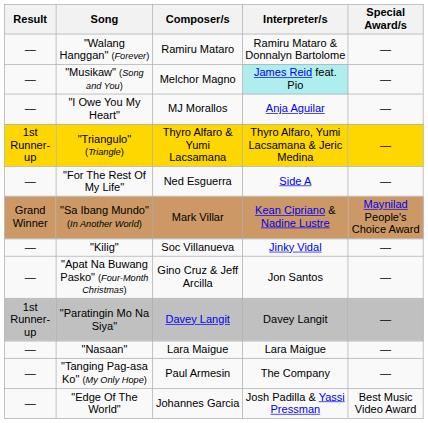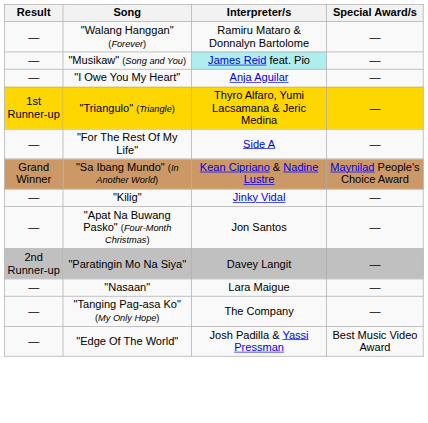- column: (198, 19)
(30, 319) 1st Runner-up -> (34, 263) 2nd Runner-up
